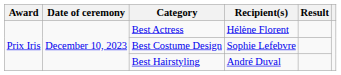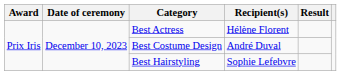(261, 45) Sophie Lefebvre -> (254, 45) André Duval
(254, 62) André Duval -> (261, 62) Sophie Lefebvre
